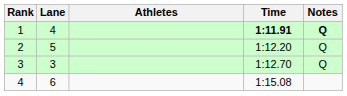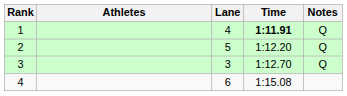columns swapped: (53, 13) <-> (156, 13)
(323, 30) bold -> (323, 30) normal
